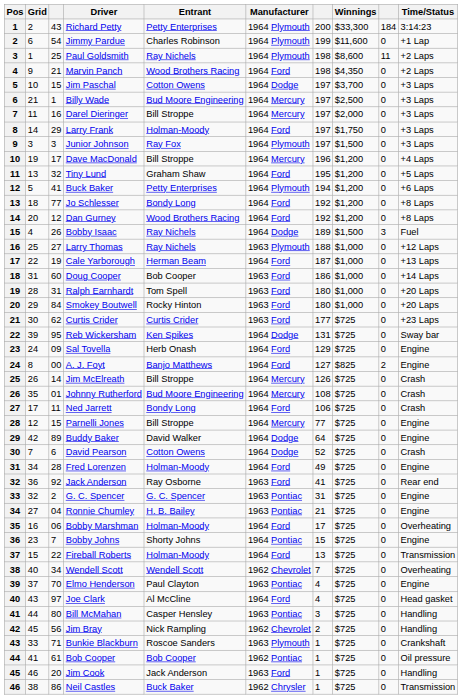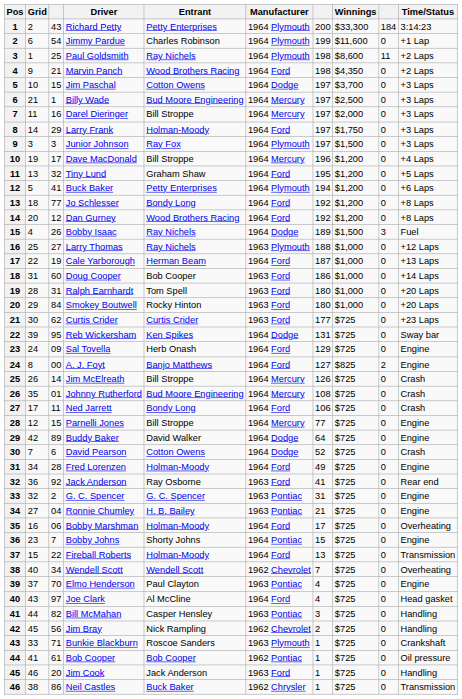(56, 614) 80 -> (56, 614) 82
